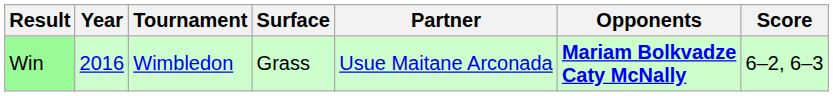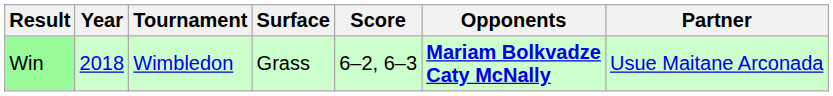columns swapped: (446, 20) <-> (785, 20)
(102, 63) 2016 -> (102, 63) 2018
